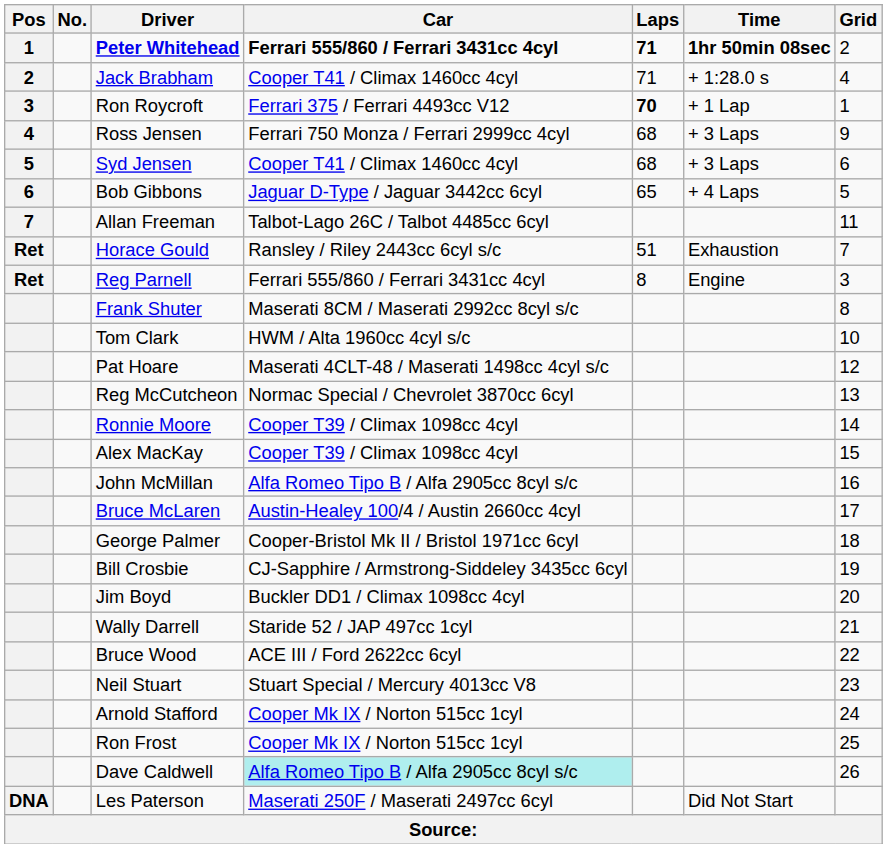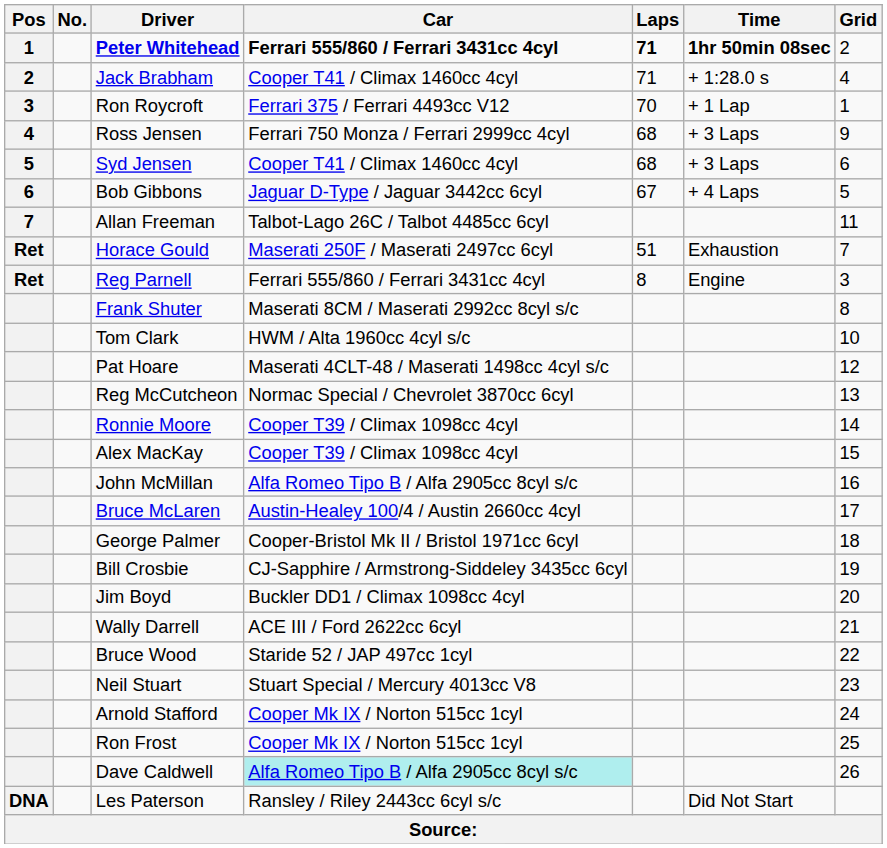(647, 106) bold -> (647, 106) normal
(647, 192) 65 -> (647, 192) 67
(375, 250) Ransley / Riley 2443cc 6cyl s/c -> (401, 250) Maserati 250F / Maserati 2497cc 6cyl
(360, 626) Staride 52 / JAP 497cc 1cyl -> (355, 626) ACE III / Ford 2622cc 6cyl
(355, 655) ACE III / Ford 2622cc 6cyl -> (360, 655) Staride 52 / JAP 497cc 1cyl
(401, 800) Maserati 250F / Maserati 2497cc 6cyl -> (375, 800) Ransley / Riley 2443cc 6cyl s/c
